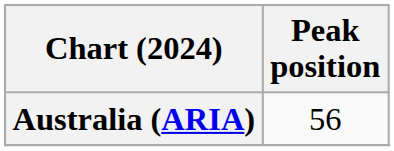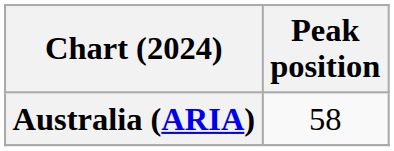(325, 118) 56 -> (325, 118) 58
